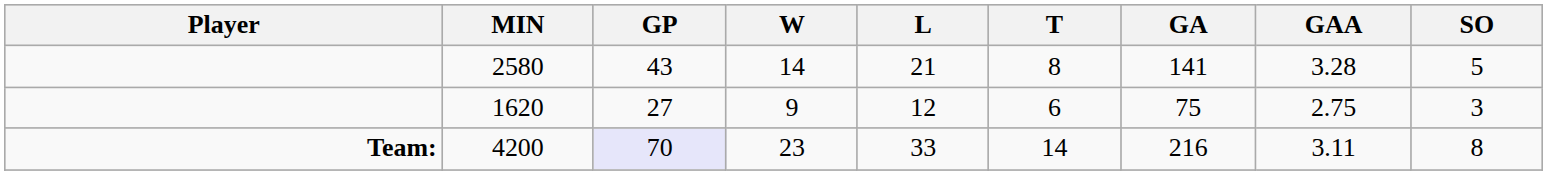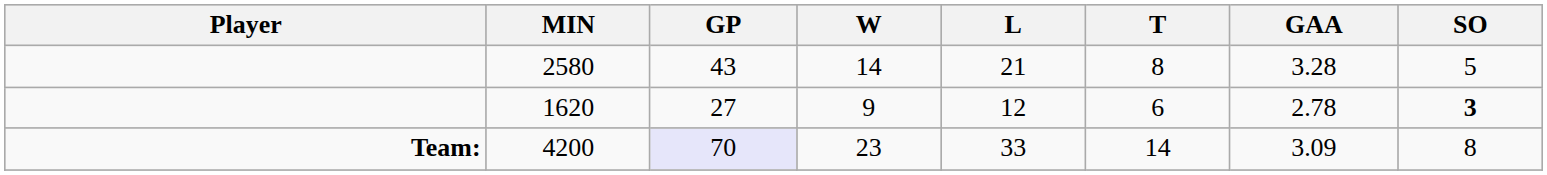- column: (1188, 25)
(1334, 107) 2.75 -> (1314, 107) 2.78
(1477, 107) normal -> (1470, 107) bold
(1334, 148) 3.11 -> (1314, 148) 3.09
